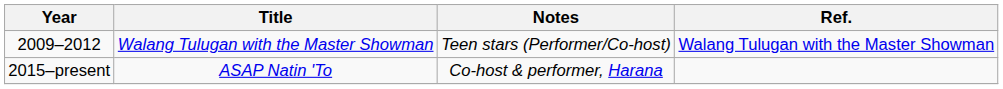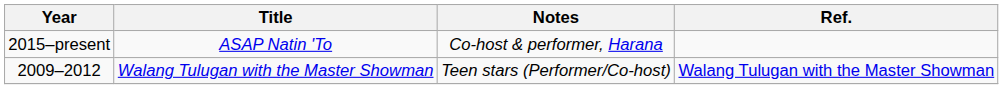rows swapped: (59, 44) <-> (59, 70)
